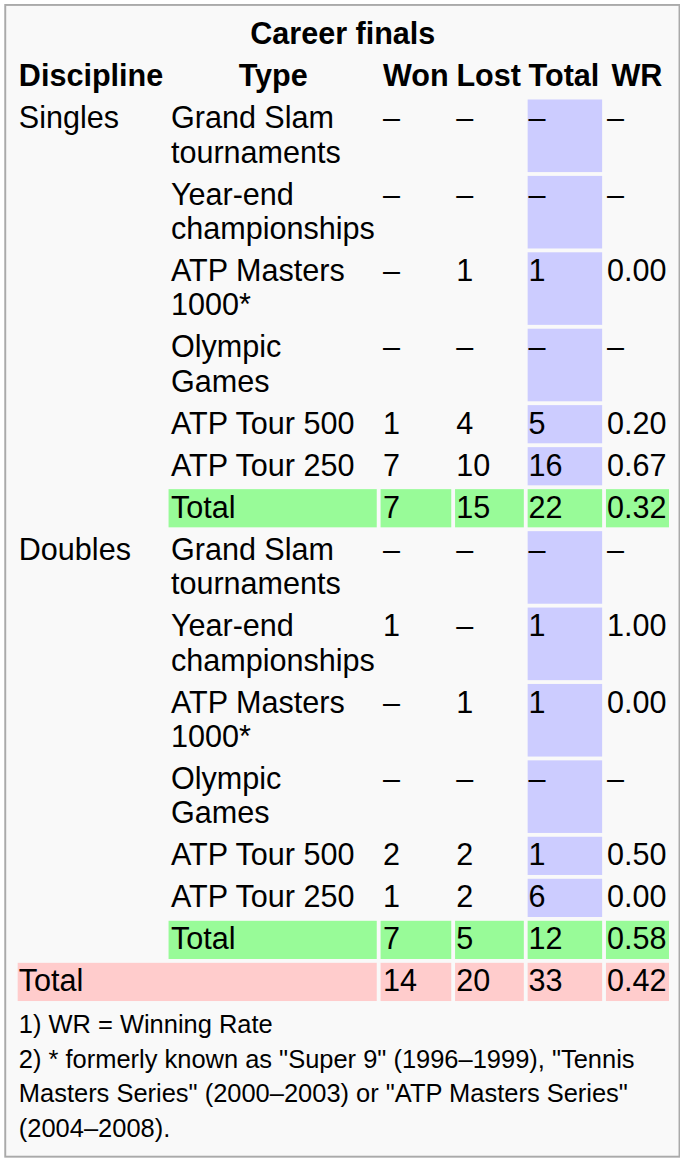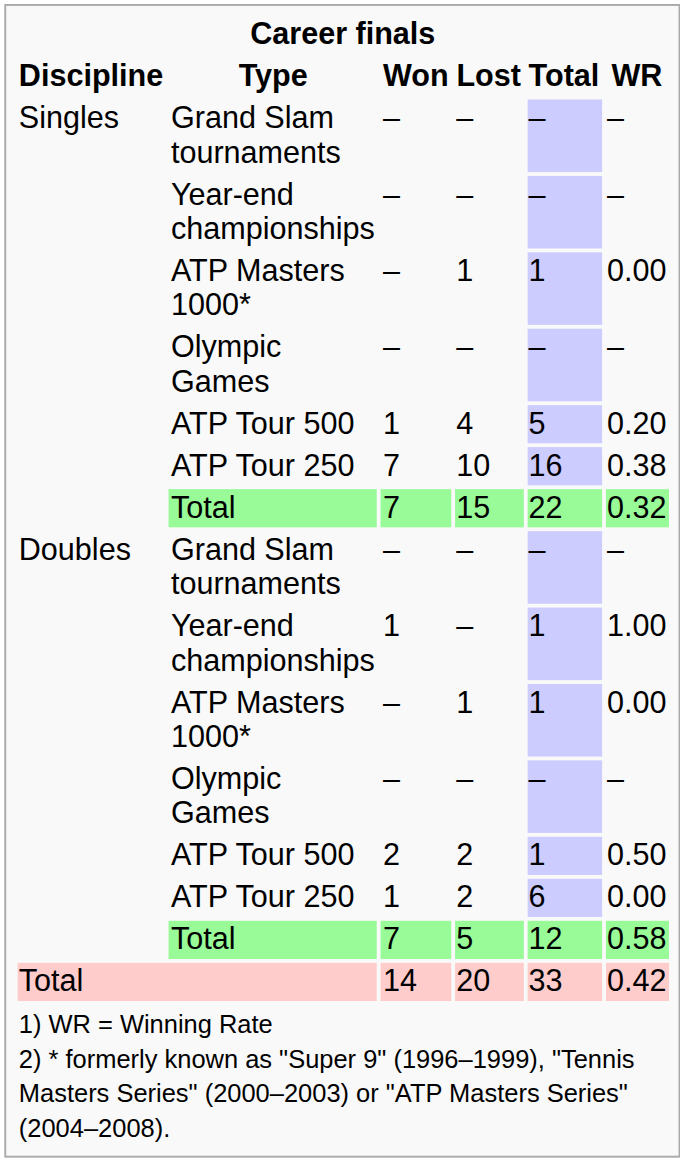(637, 466) 0.67 -> (637, 466) 0.38
